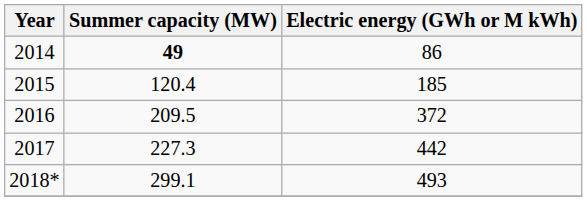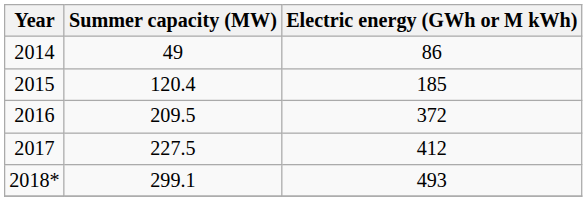(173, 52) bold -> (173, 52) normal
(173, 148) 227.3 -> (173, 148) 227.5
(432, 148) 442 -> (432, 148) 412
